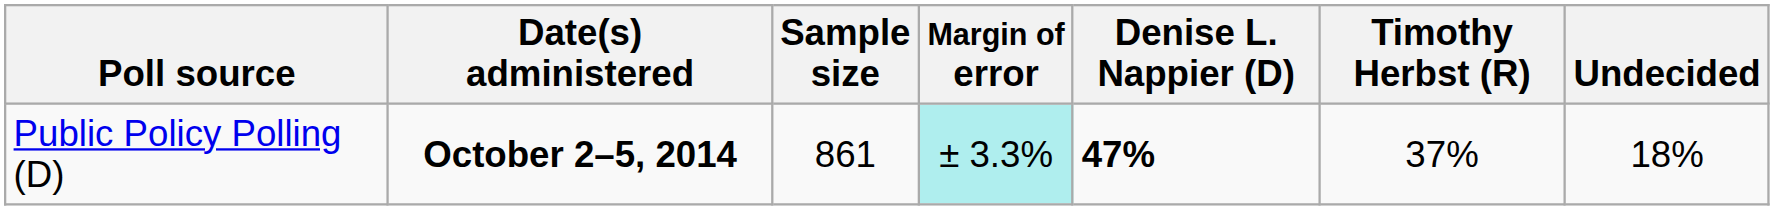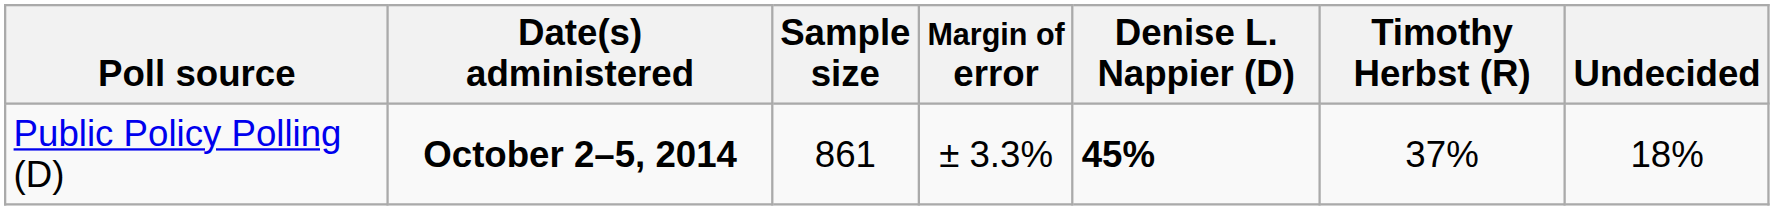(996, 153) paleturquoise background -> (996, 153) no background
(1118, 153) 47% -> (1118, 153) 45%
